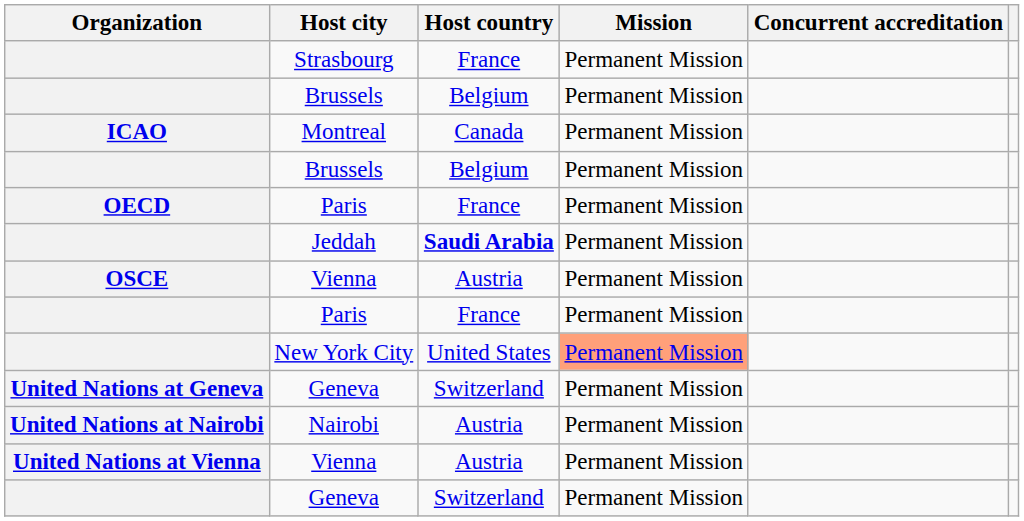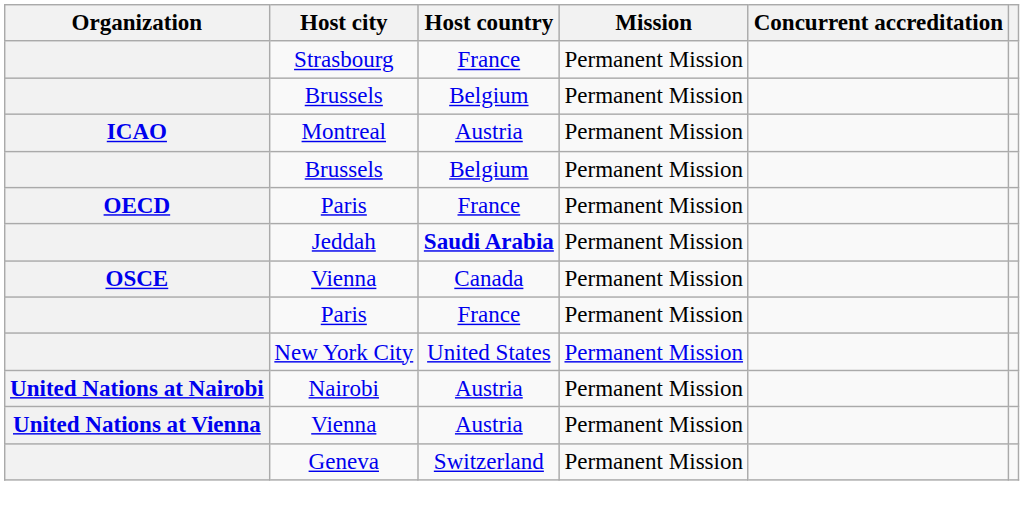(489, 132) Canada -> (489, 132) Austria
(489, 278) Austria -> (489, 278) Canada
(654, 351) lightsalmon background -> (654, 351) no background
- row: (137, 388)
